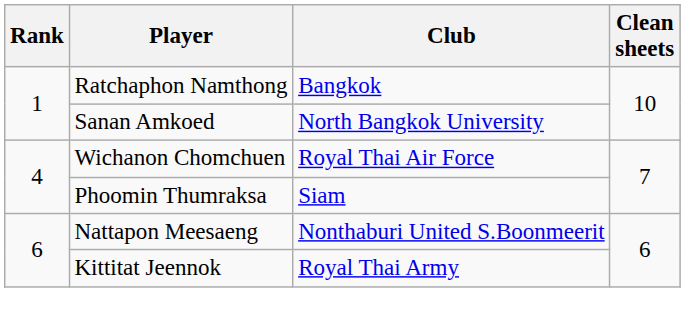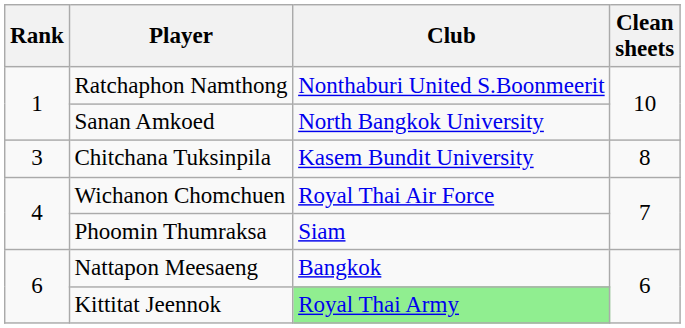(340, 85) Bangkok -> (451, 85) Nonthaburi United S.Boonmeerit
+ row: (173, 158)
(451, 231) Nonthaburi United S.Boonmeerit -> (340, 267) Bangkok
(379, 267) no background -> (379, 304) lightgreen background
